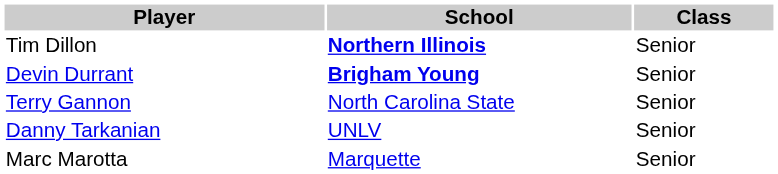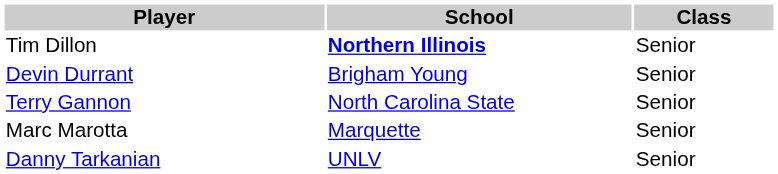(404, 74) bold -> (398, 74) normal
rows swapped: (67, 159) <-> (83, 130)
